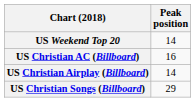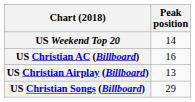(171, 72) 14 -> (171, 72) 13
